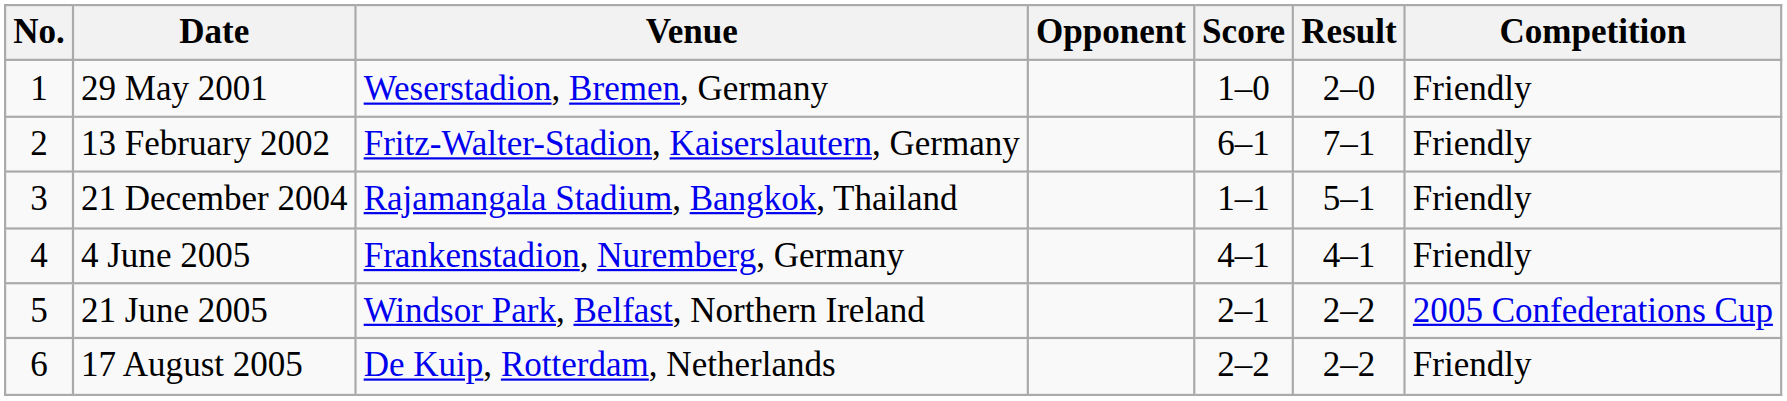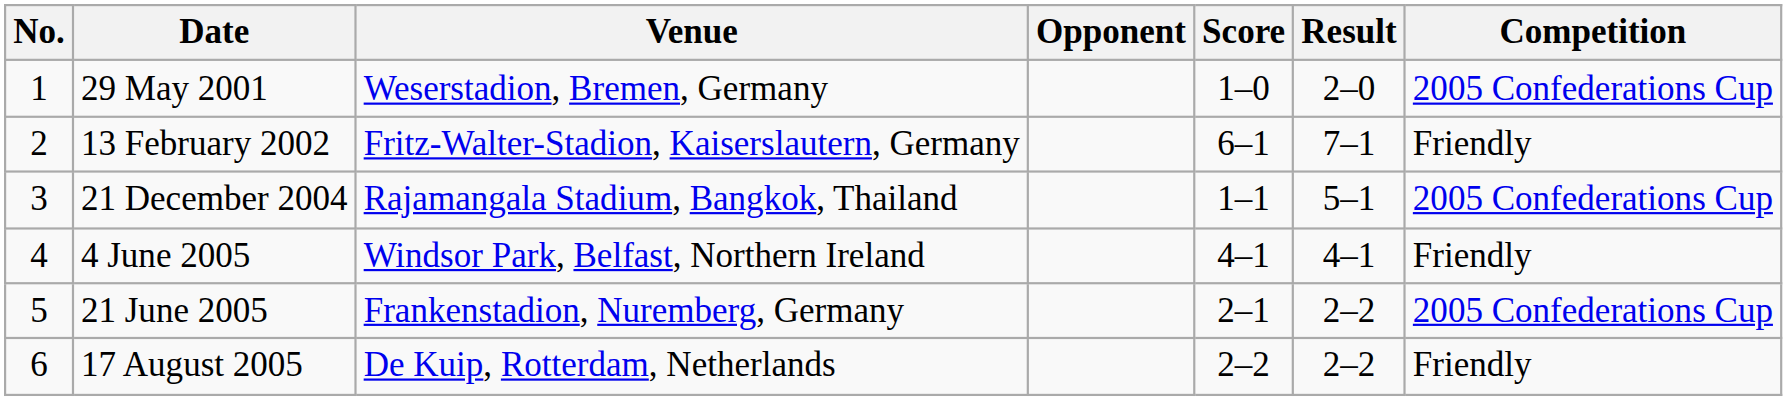(1472, 87) Friendly -> (1593, 87) 2005 Confederations Cup
(1472, 198) Friendly -> (1593, 198) 2005 Confederations Cup
(634, 254) Frankenstadion, Nuremberg, Germany -> (644, 254) Windsor Park, Belfast, Northern Ireland
(644, 310) Windsor Park, Belfast, Northern Ireland -> (634, 310) Frankenstadion, Nuremberg, Germany
